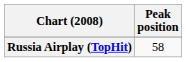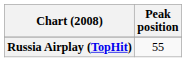(158, 47) 58 -> (158, 47) 55
